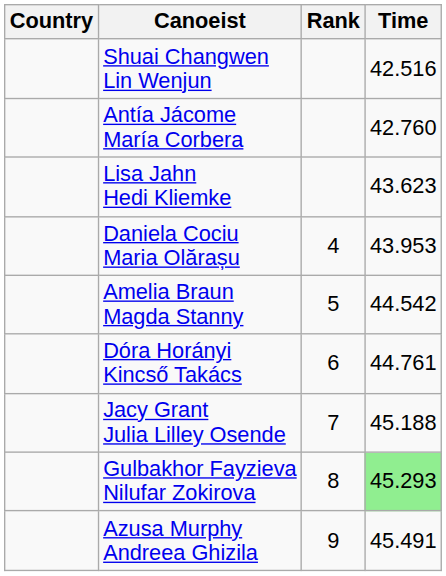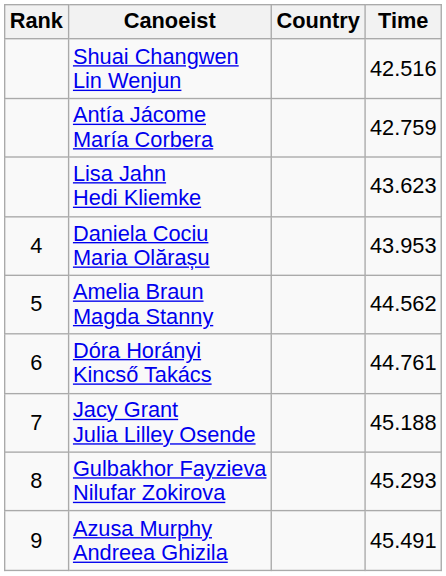columns swapped: (333, 21) <-> (51, 21)
(403, 127) 42.760 -> (403, 127) 42.759
(403, 304) 44.542 -> (403, 304) 44.562
(403, 481) lightgreen background -> (403, 481) no background
